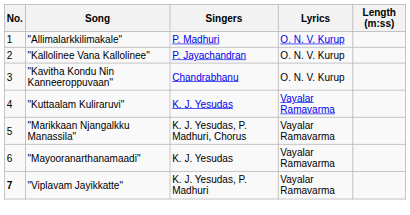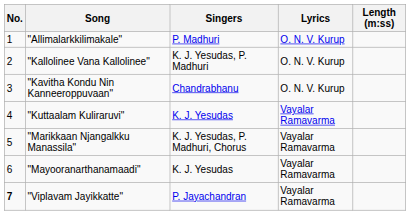(209, 55) P. Jayachandran -> (209, 61) K. J. Yesudas, P. Madhuri
(209, 185) K. J. Yesudas, P. Madhuri -> (209, 197) P. Jayachandran
